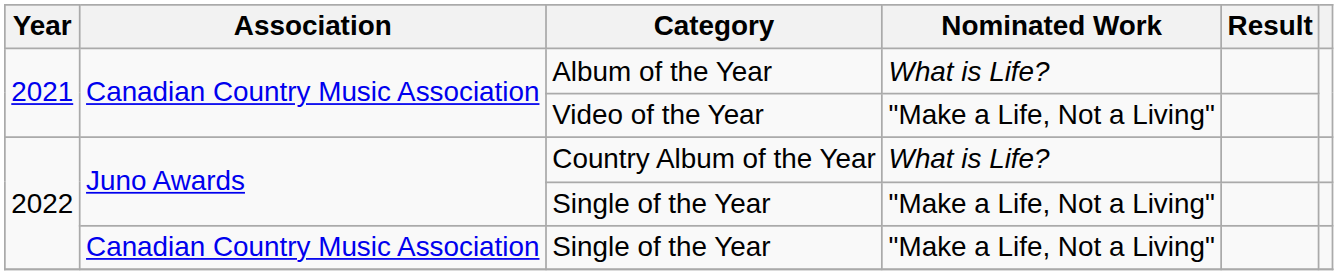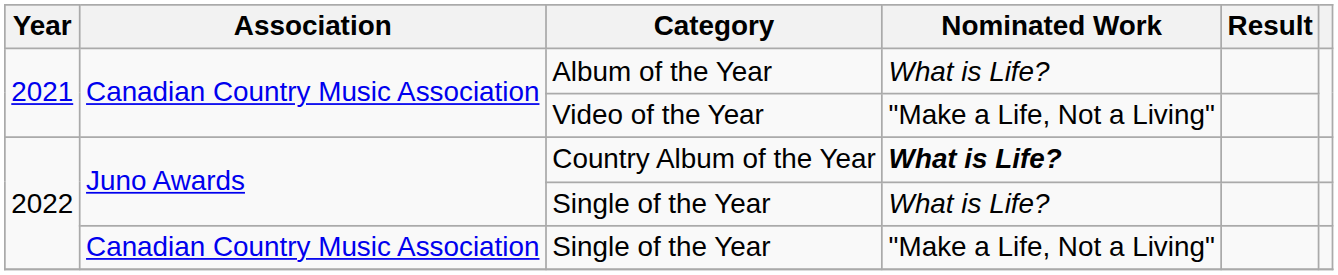(969, 159) normal -> (975, 159) bold
(1052, 203) "Make a Life, Not a Living" -> (969, 203) What is Life?
